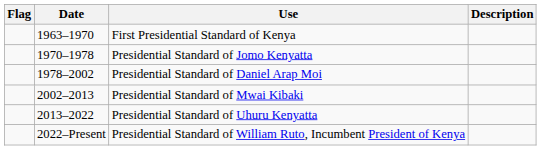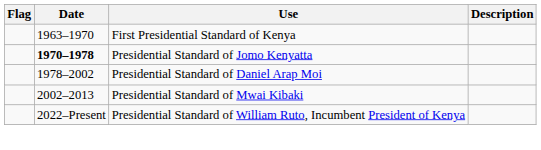(65, 54) normal -> (65, 54) bold
- row: (215, 114)
